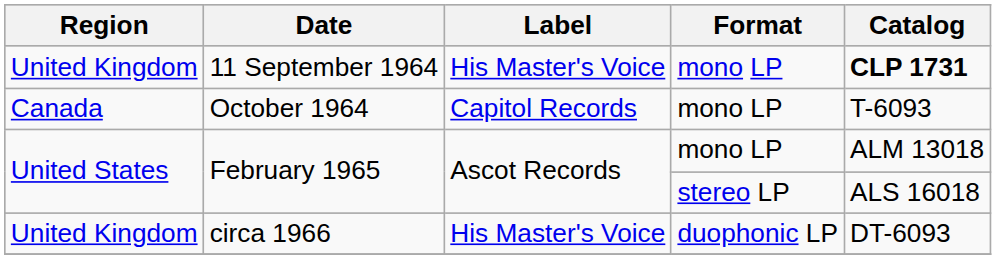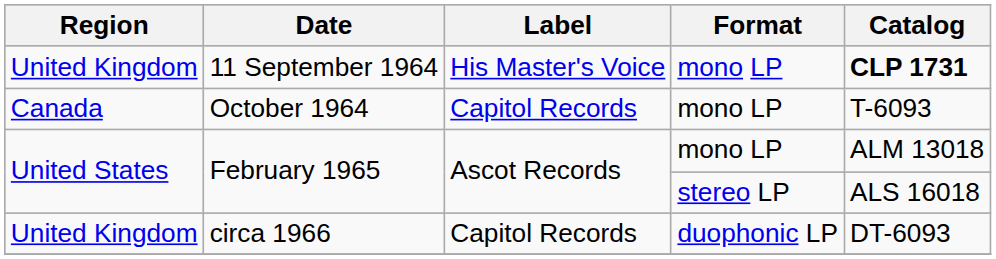(558, 233) His Master's Voice -> (544, 233) Capitol Records
